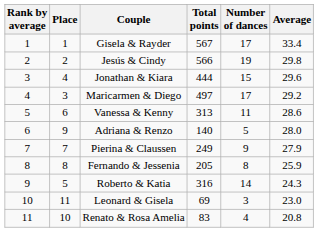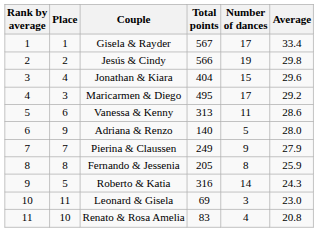(204, 78) 444 -> (204, 78) 404
(204, 95) 497 -> (204, 95) 495
